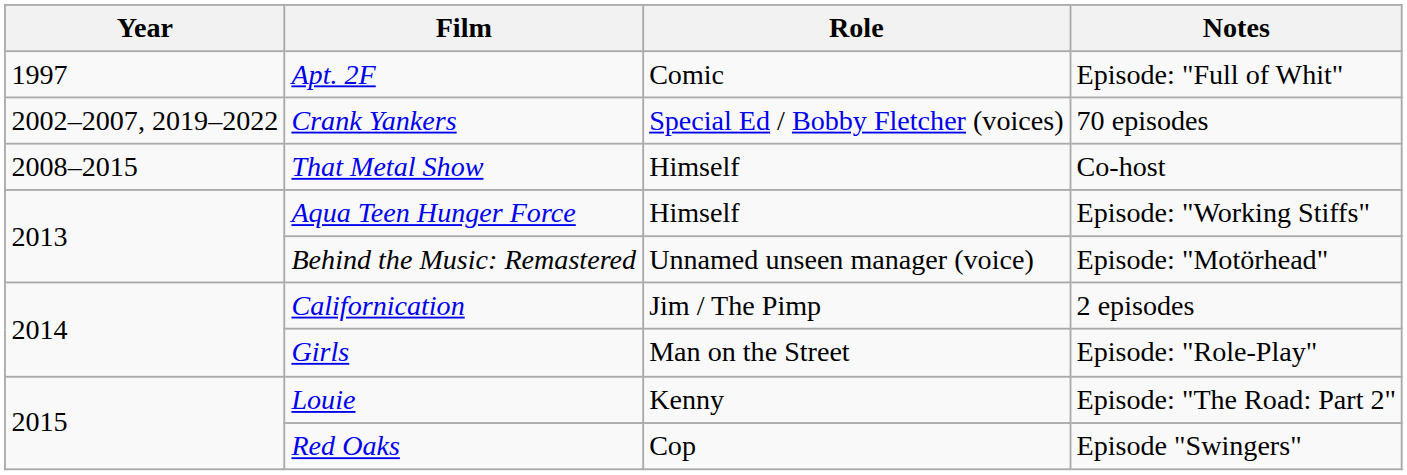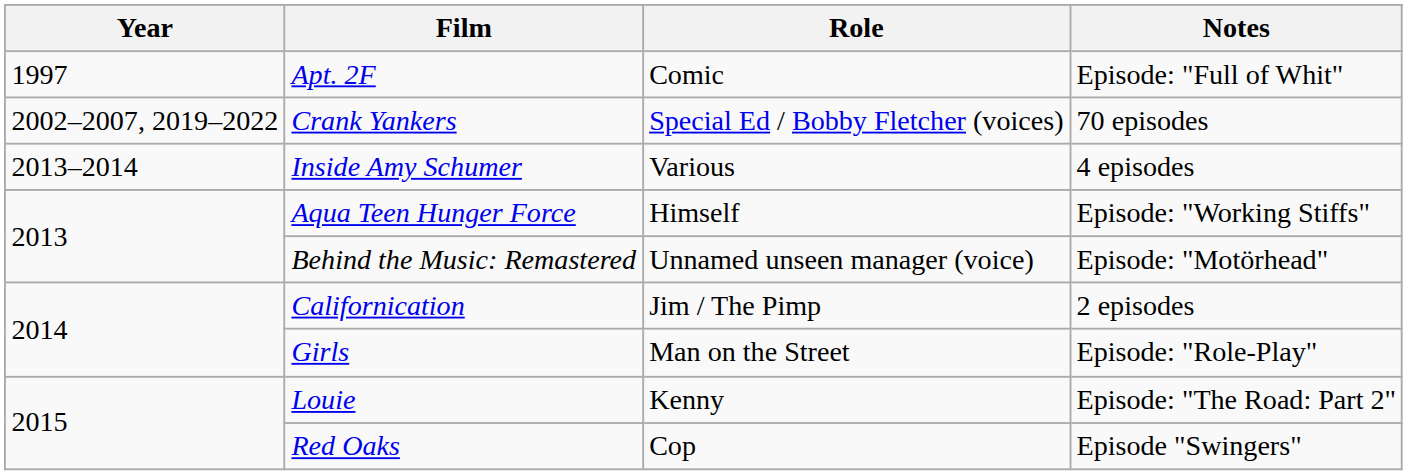- row: (387, 166)
+ row: (407, 166)
